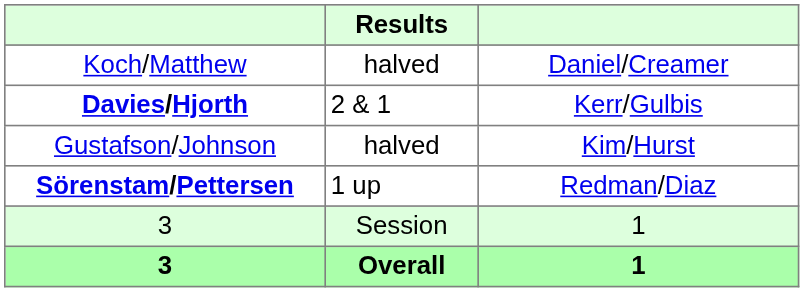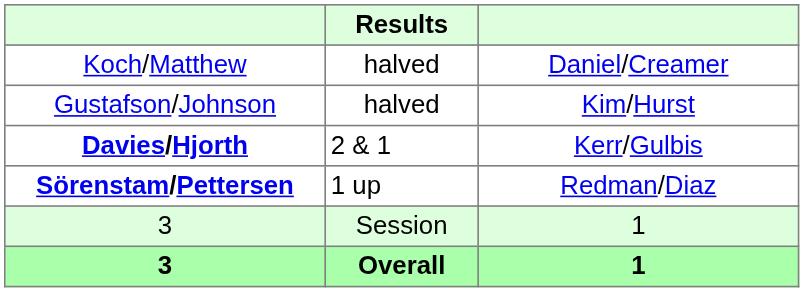rows swapped: (165, 105) <-> (165, 145)
